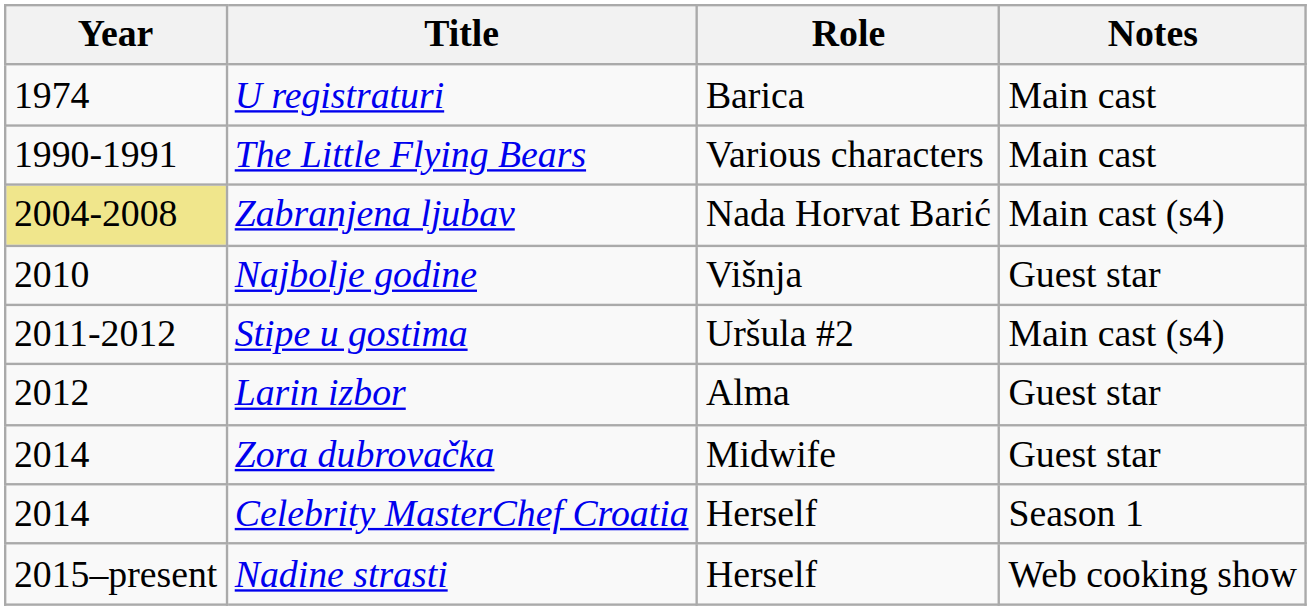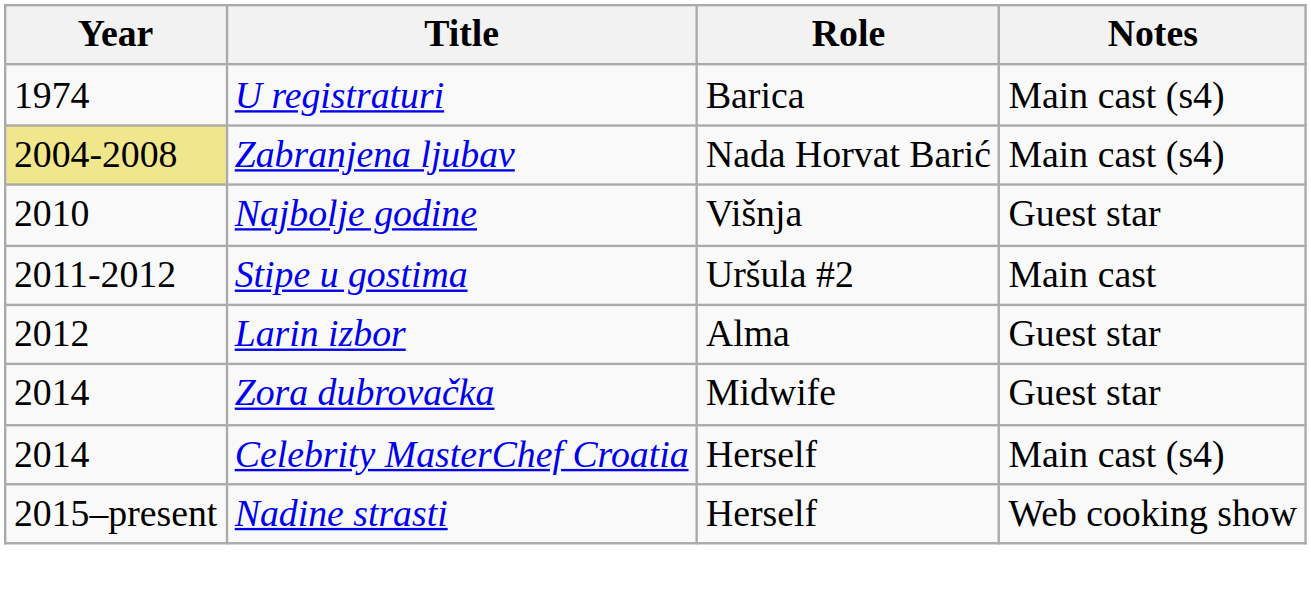(1082, 94) Main cast -> (1117, 94) Main cast (s4)
- row: (410, 154)
(1117, 333) Main cast (s4) -> (1082, 273) Main cast
(1076, 513) Season 1 -> (1117, 453) Main cast (s4)
